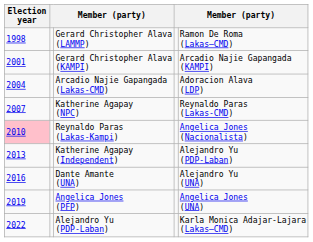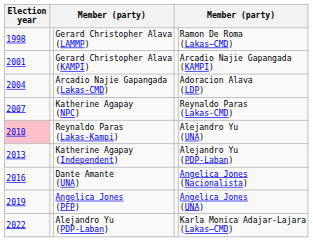(214, 132) Angelica Jones (Nacionalista) -> (209, 132) Alejandro Yu (UNA)
(209, 178) Alejandro Yu (UNA) -> (214, 178) Angelica Jones (Nacionalista)
